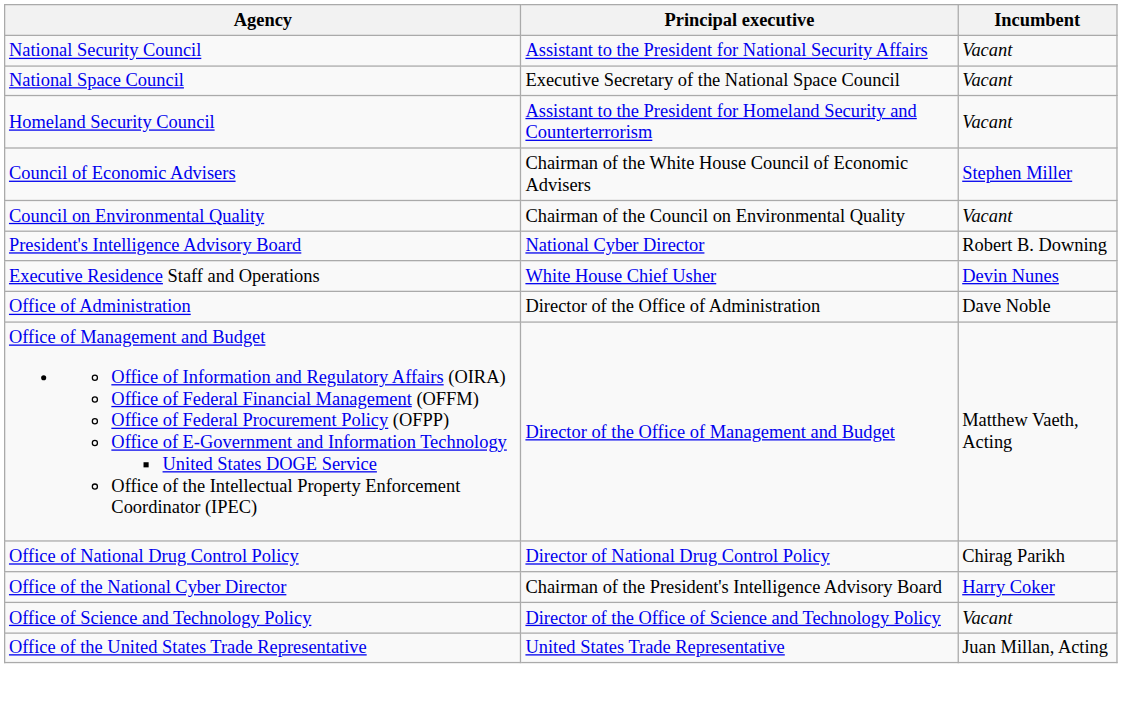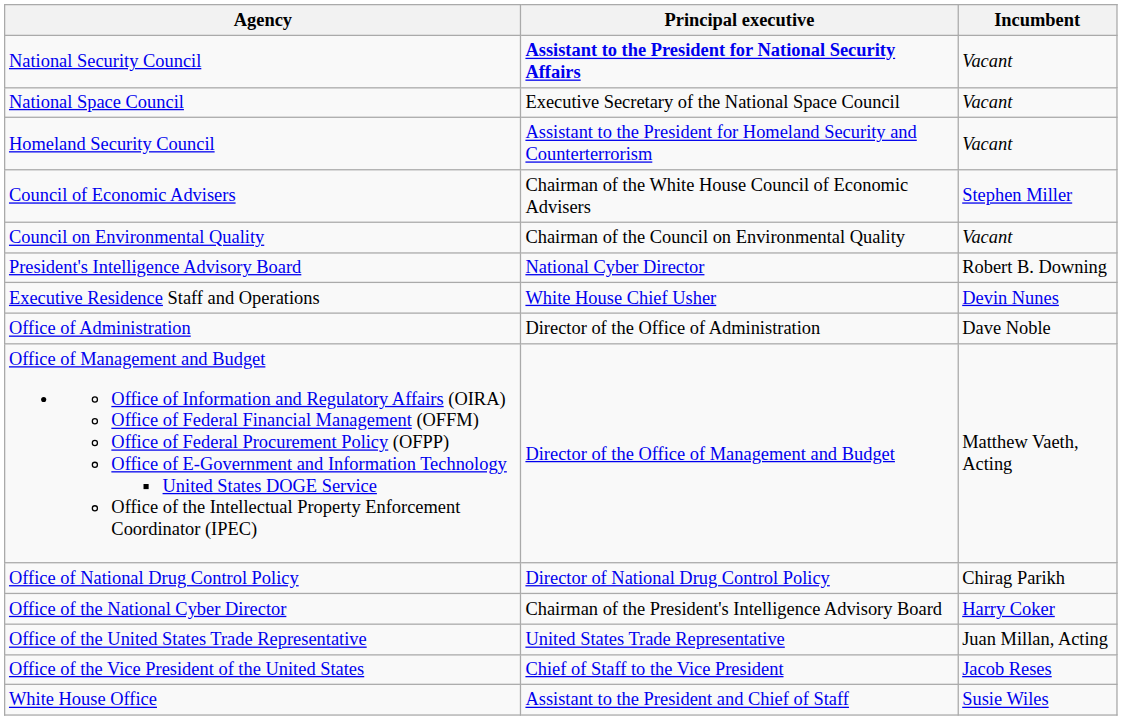(727, 50) normal -> (710, 61) bold
- row: (160, 617)
+ row: (187, 669)
+ row: (83, 700)
